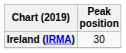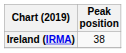(99, 39) 30 -> (99, 39) 38
